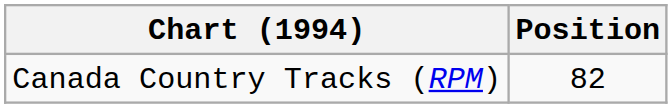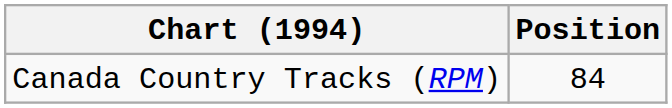(588, 79) 82 -> (588, 79) 84
